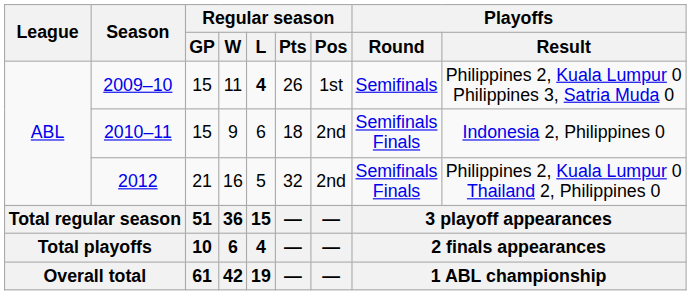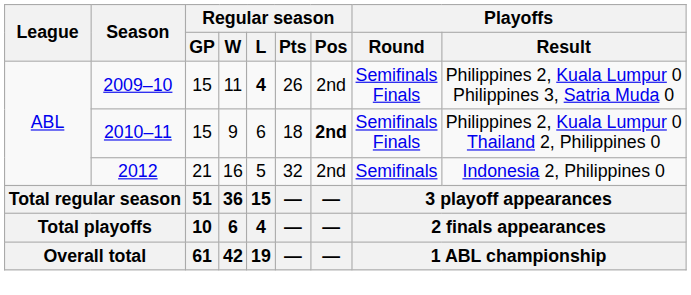(331, 84) 1st -> (331, 84) 2nd
(397, 84) Semifinals -> (397, 84) Semifinals Finals
(331, 133) normal -> (331, 133) bold
(564, 133) Indonesia 2, Philippines 0 -> (564, 133) Philippines 2, Kuala Lumpur 0 Thailand 2, Philippines 0
(397, 181) Semifinals Finals -> (397, 171) Semifinals
(564, 181) Philippines 2, Kuala Lumpur 0 Thailand 2, Philippines 0 -> (564, 171) Indonesia 2, Philippines 0
